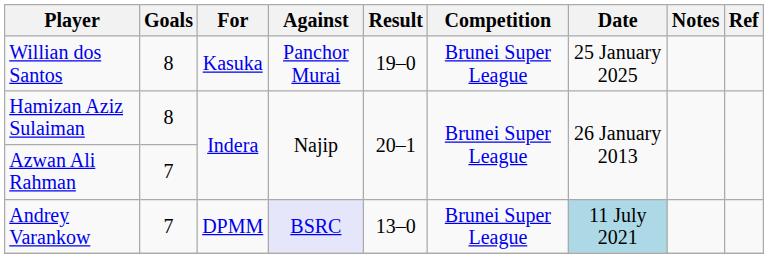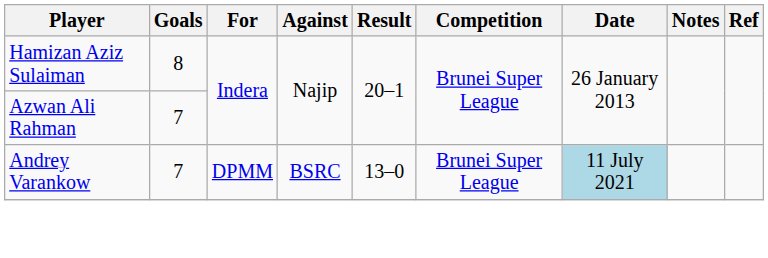- row: (55, 63)
(316, 225) lavender background -> (315, 171) no background
